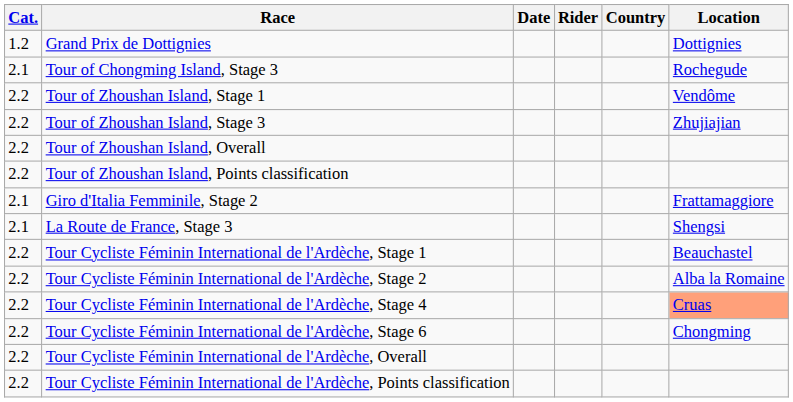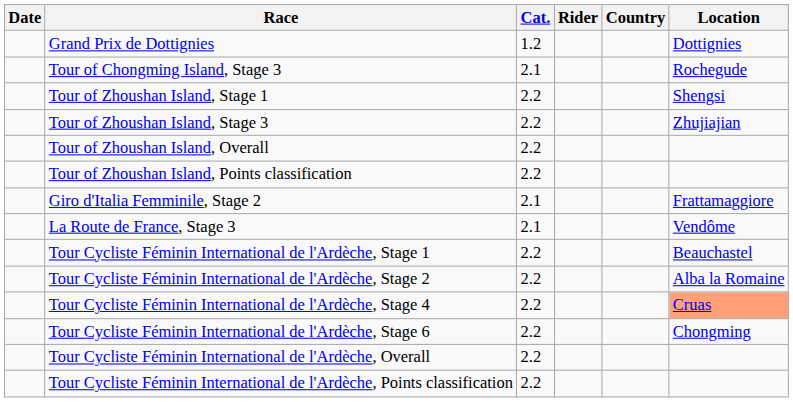columns swapped: (534, 17) <-> (23, 17)
(704, 95) Vendôme -> (699, 95) Shengsi
(699, 226) Shengsi -> (704, 226) Vendôme
